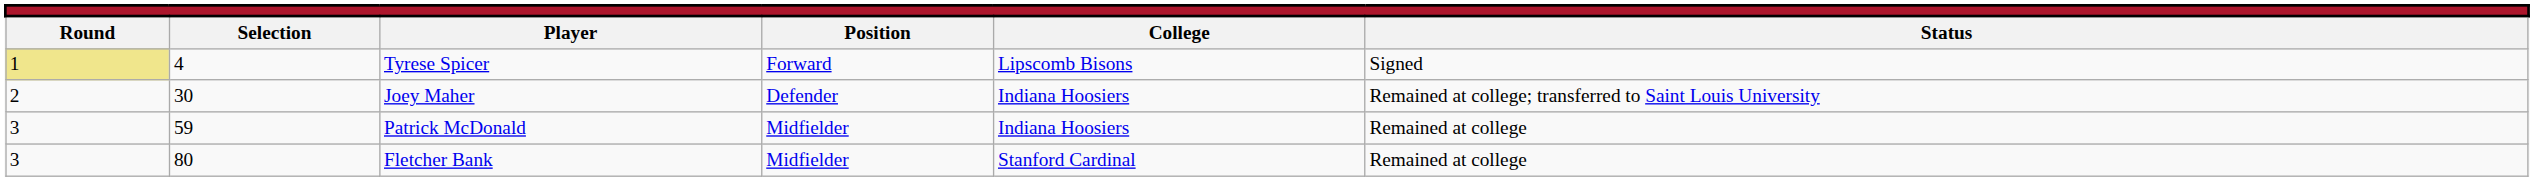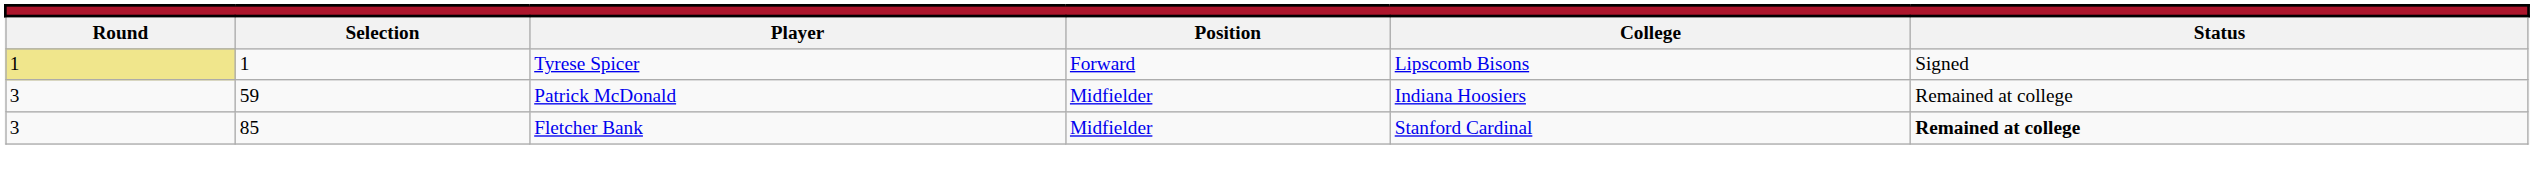(179, 64) 4 -> (245, 64) 1
- row: (429, 96)
(184, 159) 80 -> (249, 128) 85
(1448, 159) normal -> (1998, 128) bold
